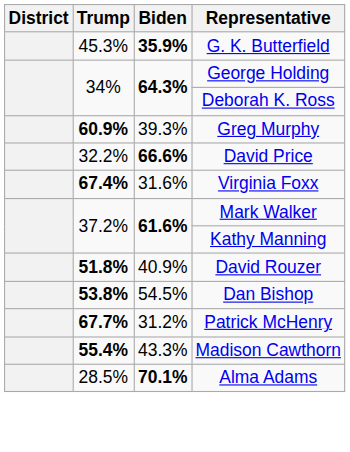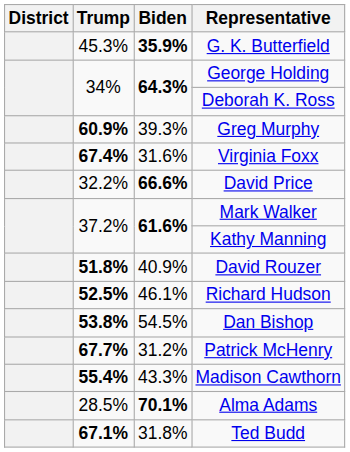rows swapped: (268, 156) <-> (268, 184)
+ row: (268, 294)
+ row: (268, 433)
